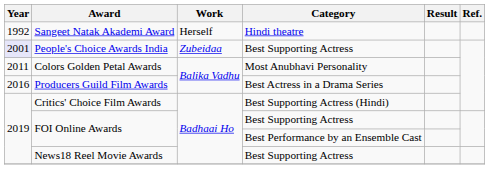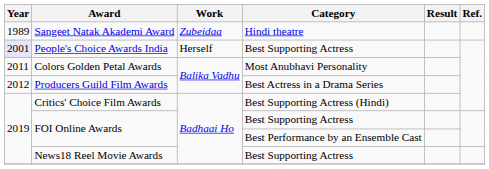(18, 31) 1992 -> (18, 31) 1989
(196, 31) Herself -> (201, 31) Zubeidaa
(201, 48) Zubeidaa -> (196, 48) Herself
(18, 84) 2016 -> (18, 84) 2012
